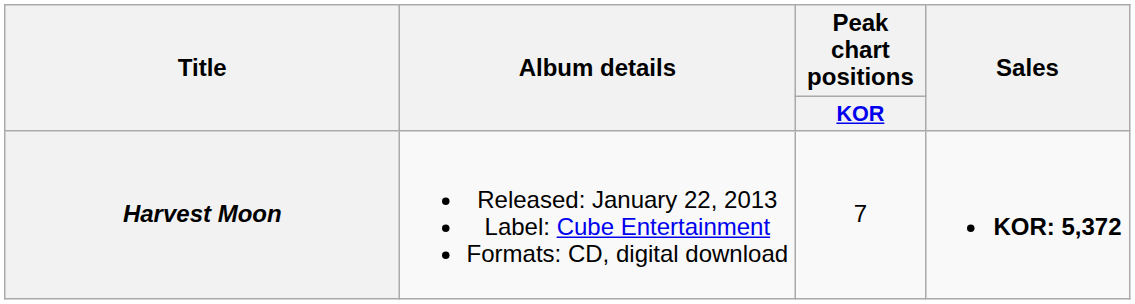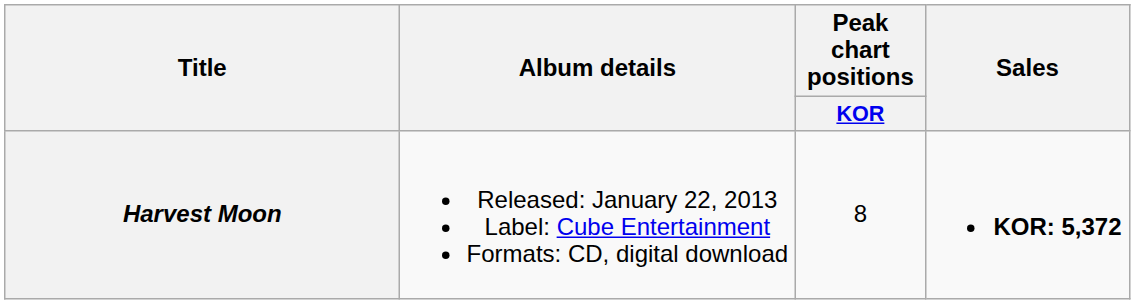(860, 214) 7 -> (860, 214) 8
